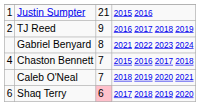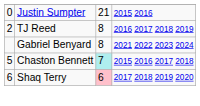(10, 12) 1 -> (10, 12) 0
(101, 28) 9 -> (101, 28) 8
(10, 61) 4 -> (10, 61) 5
(101, 61) no background -> (101, 61) paleturquoise background
- row: (47, 77)
